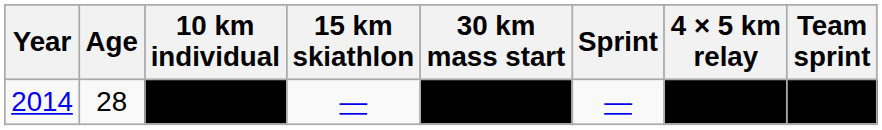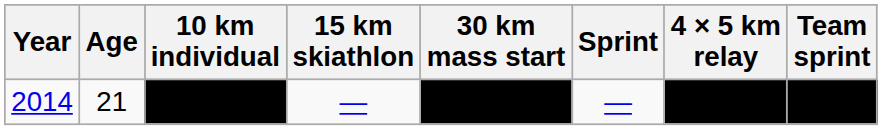(112, 101) 28 -> (112, 101) 21
